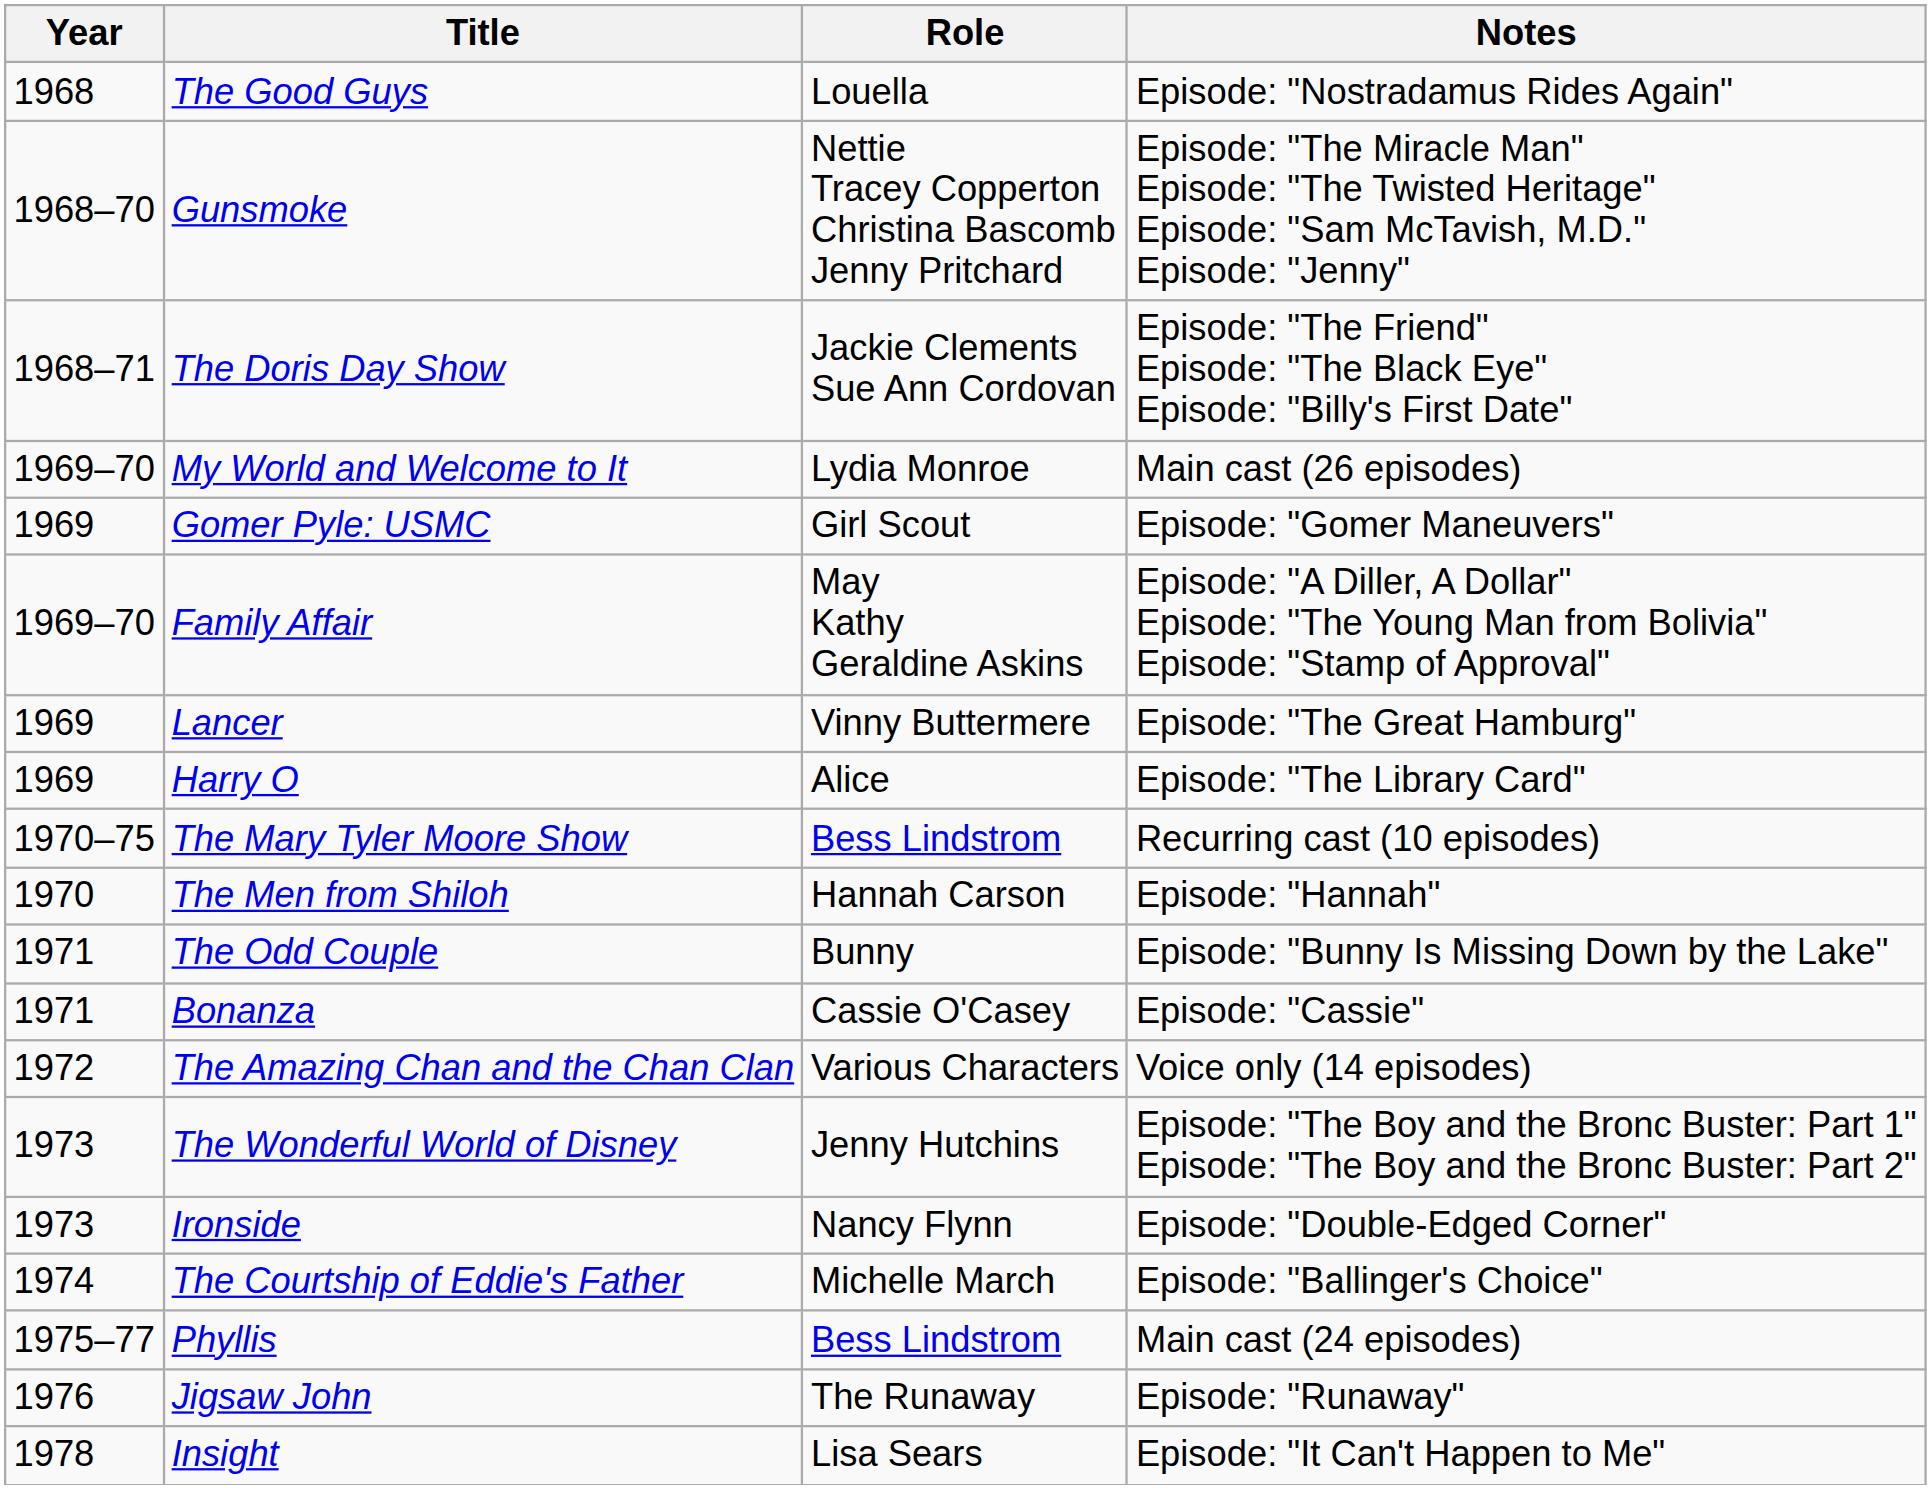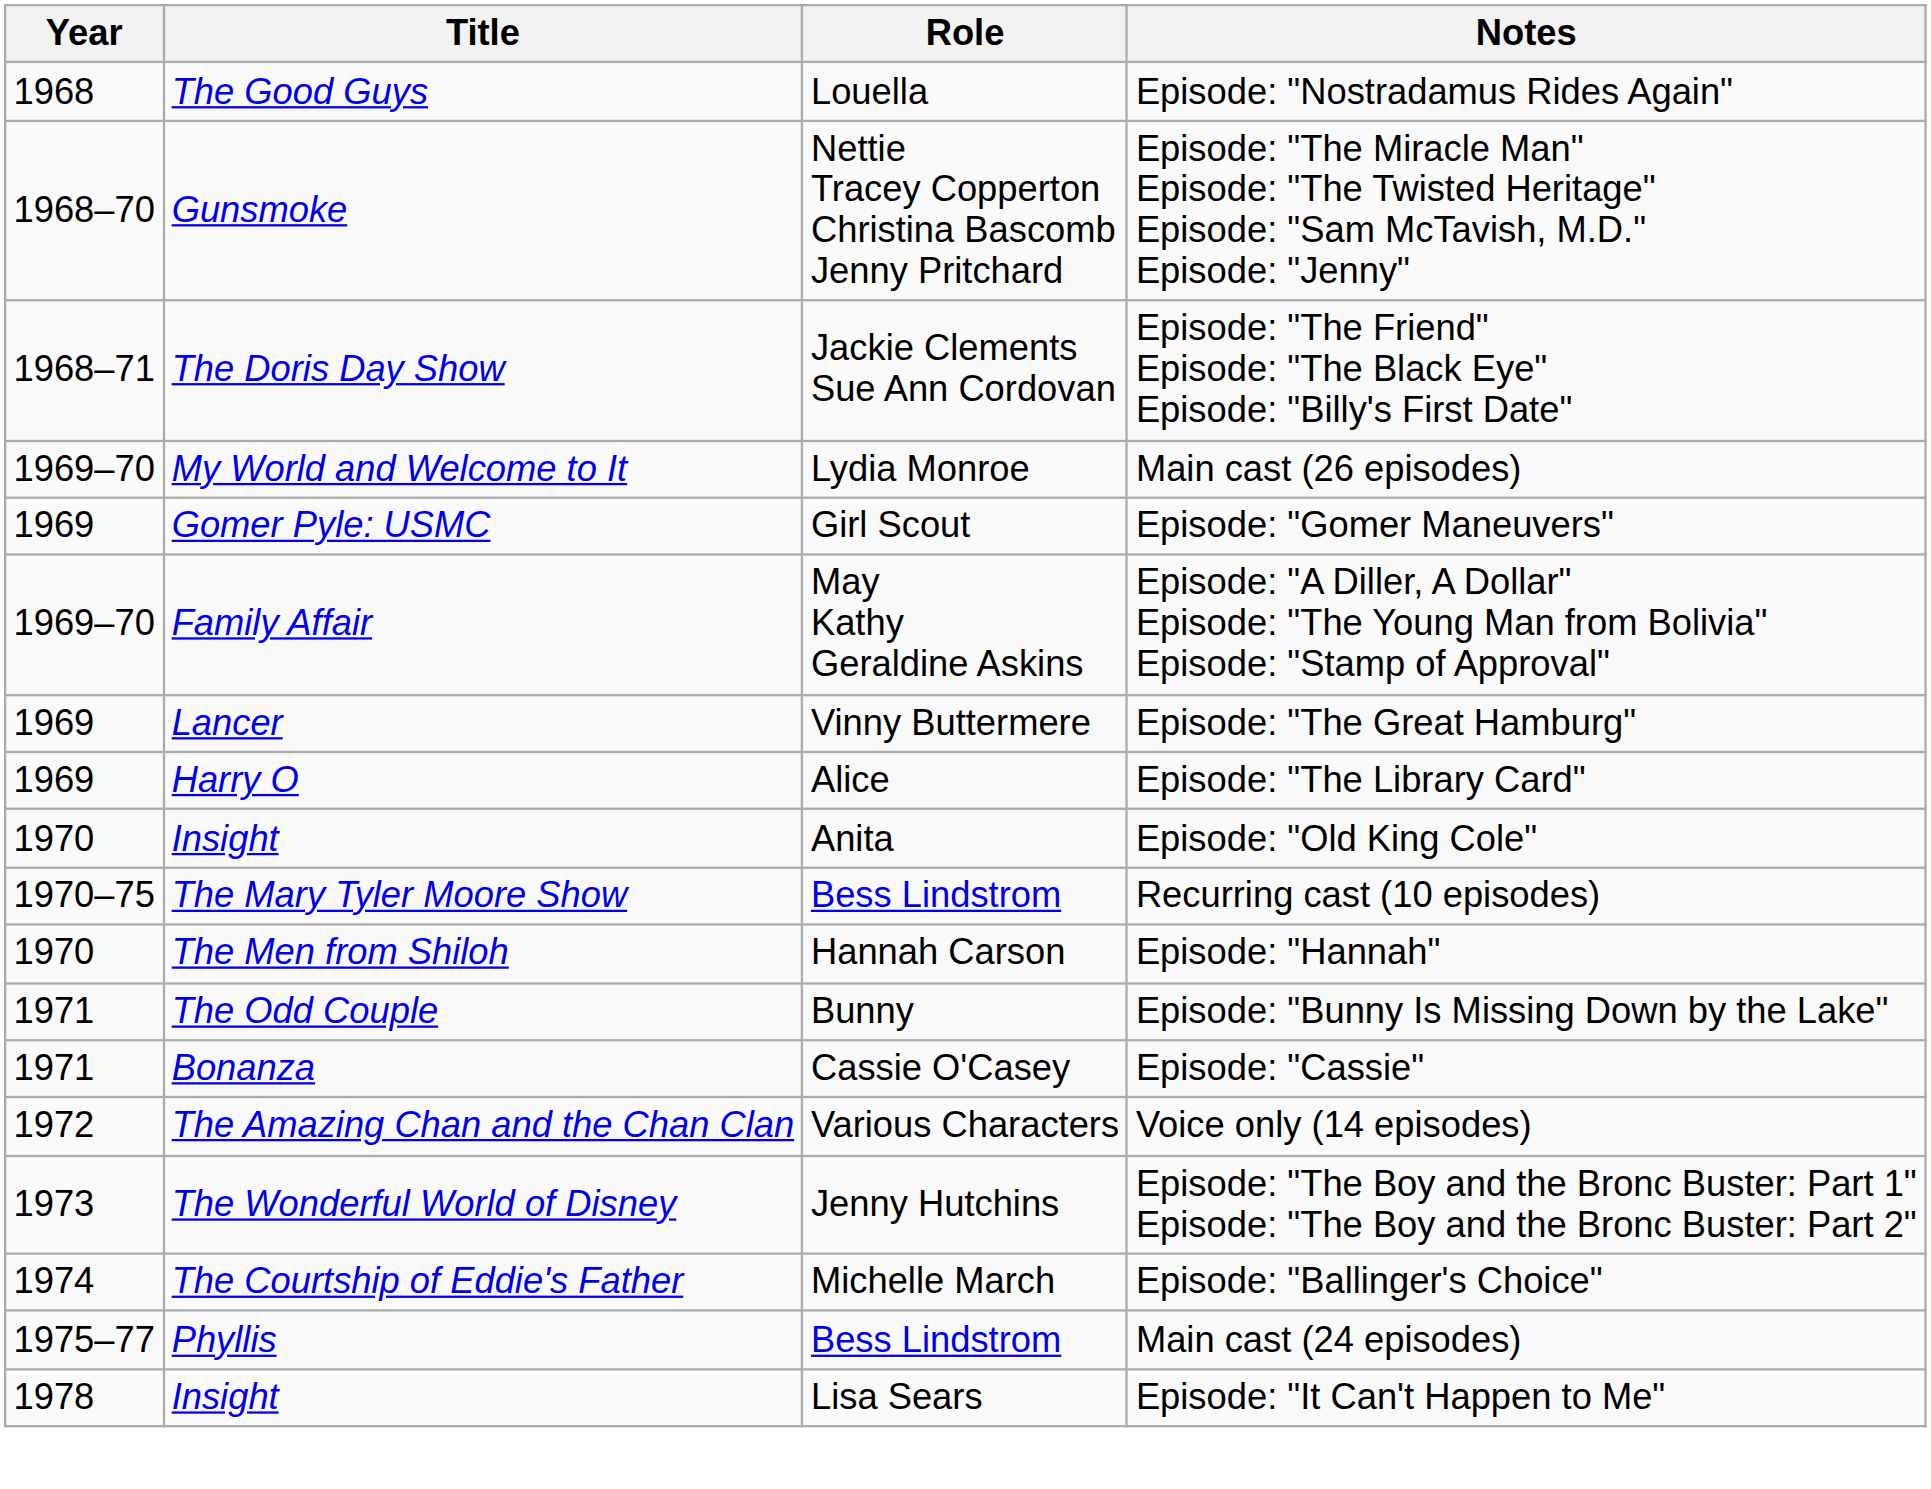+ row: (1337, 837)
- row: (1401, 1224)
- row: (1300, 1397)
